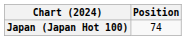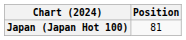(156, 28) 74 -> (156, 28) 81
